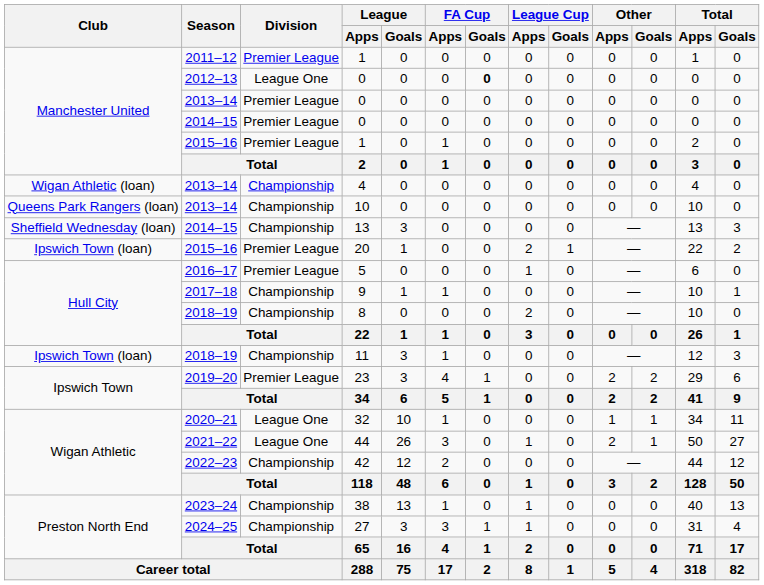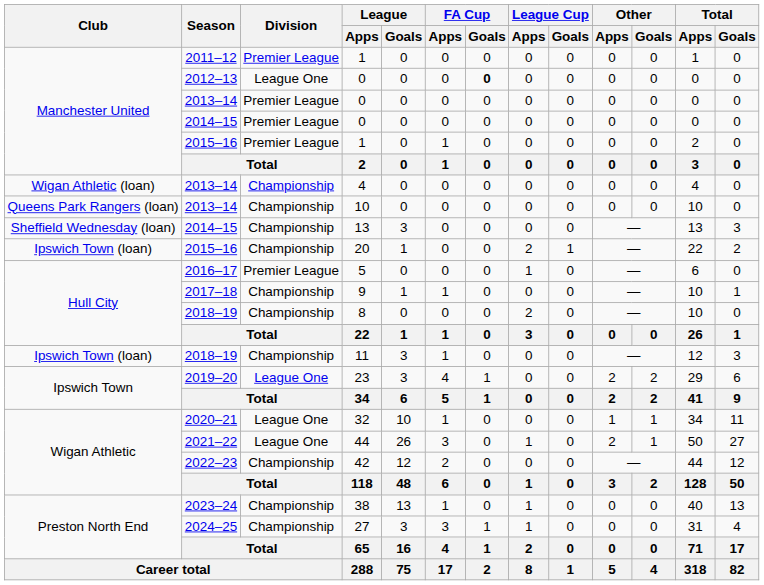(291, 249) Premier League -> (291, 249) Championship
(291, 377) Premier League -> (291, 377) League One
